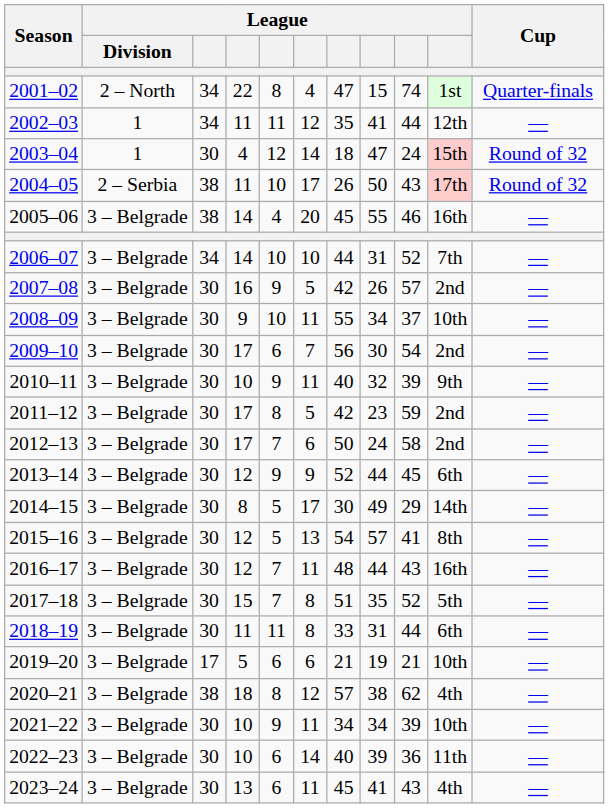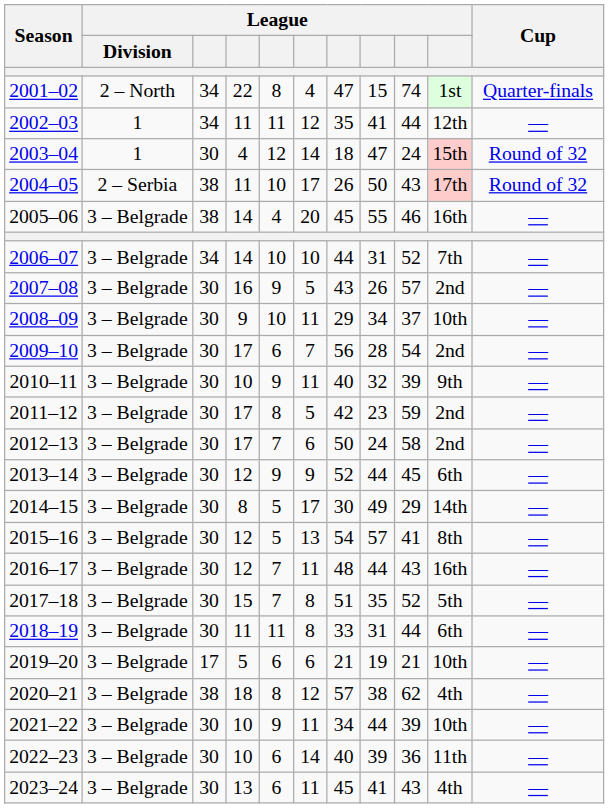(344, 287) 42 -> (344, 287) 43
(344, 319) 55 -> (344, 319) 29
(377, 350) 30 -> (377, 350) 28
(377, 724) 34 -> (377, 724) 44
